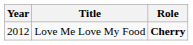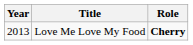(18, 31) 2012 -> (18, 31) 2013
